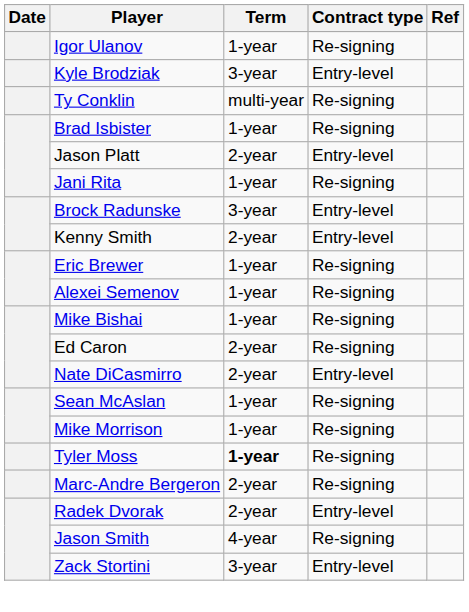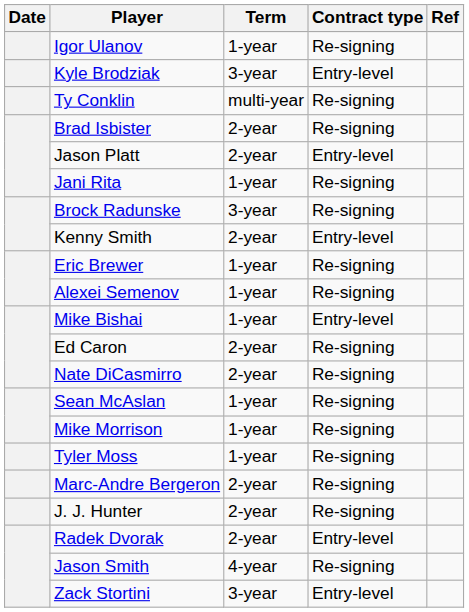(253, 127) 1-year -> (253, 127) 2-year
(353, 210) Entry-level -> (353, 210) Re-signing
(353, 319) Re-signing -> (353, 319) Entry-level
(353, 374) Entry-level -> (353, 374) Re-signing
(254, 456) bold -> (253, 456) normal
+ row: (98, 511)
